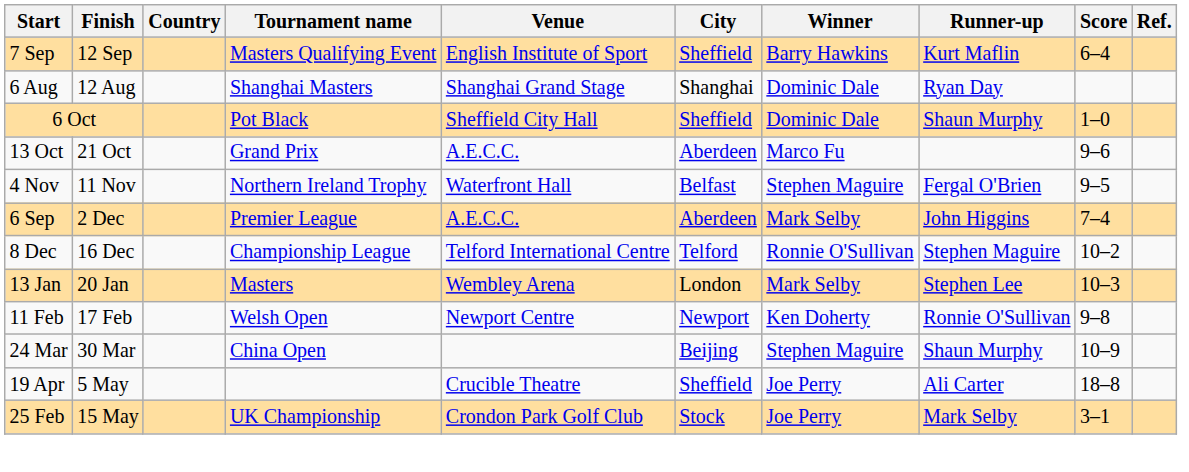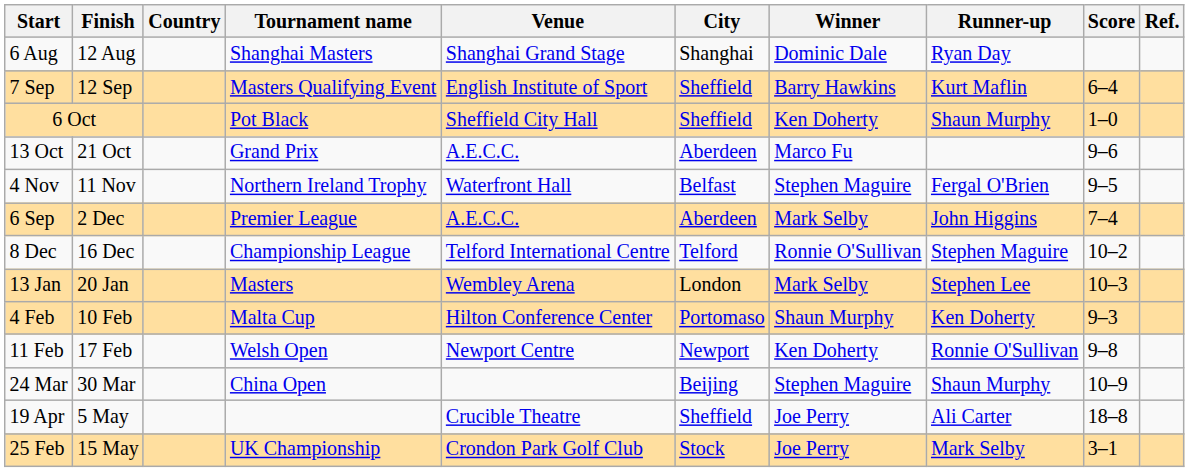rows swapped: (34, 86) <-> (32, 53)
(823, 119) Dominic Dale -> (826, 119) Ken Doherty
+ row: (32, 317)
